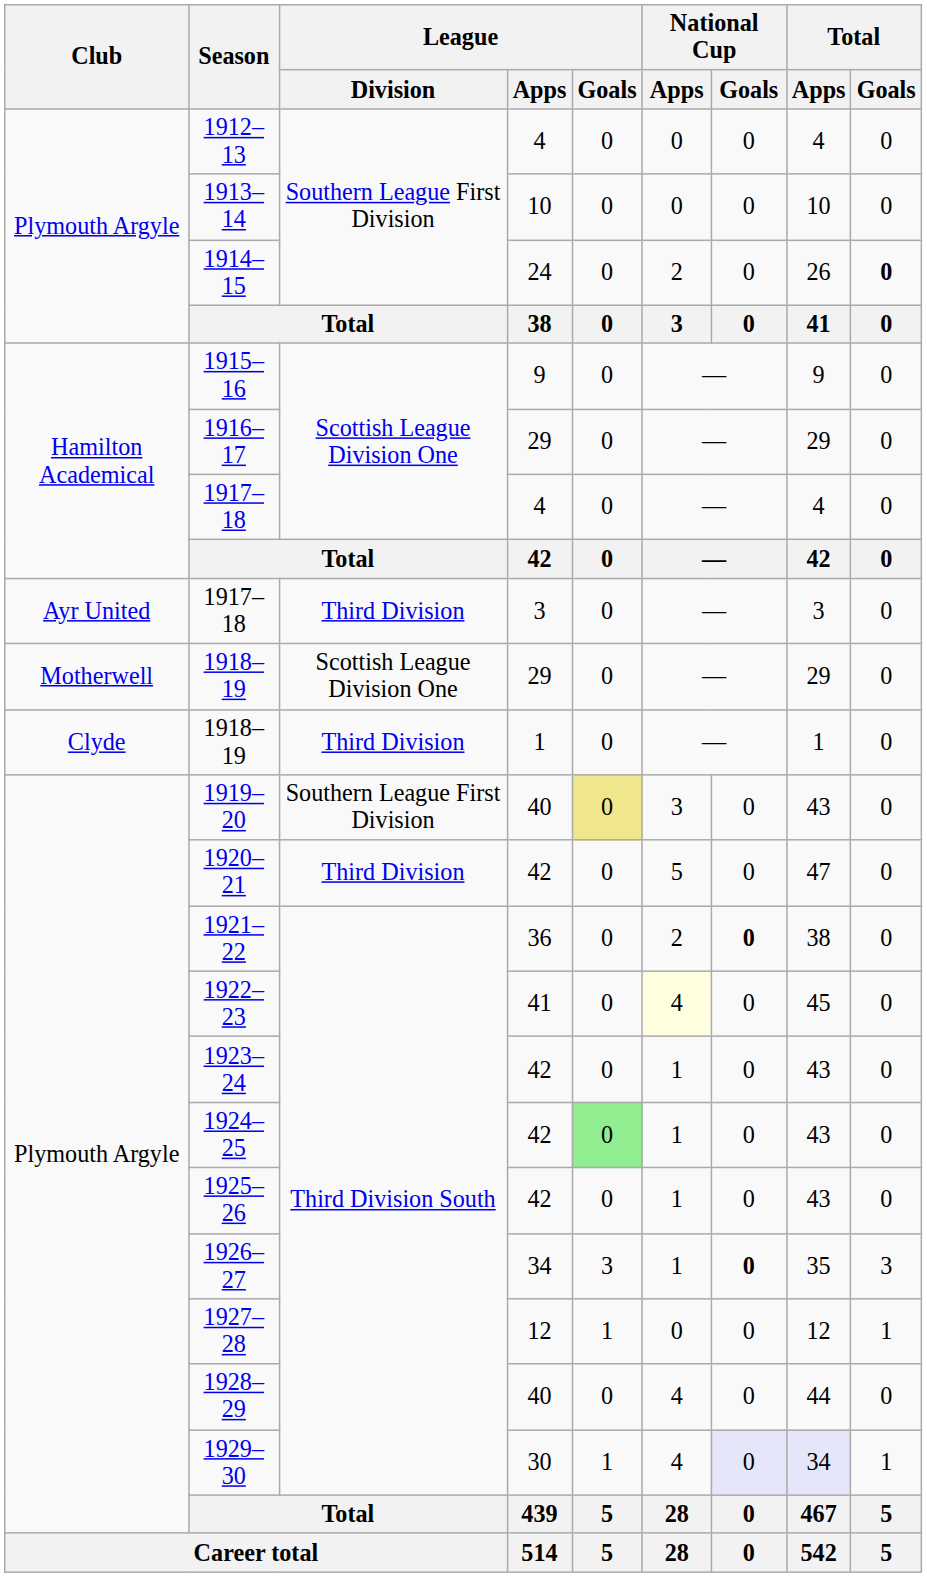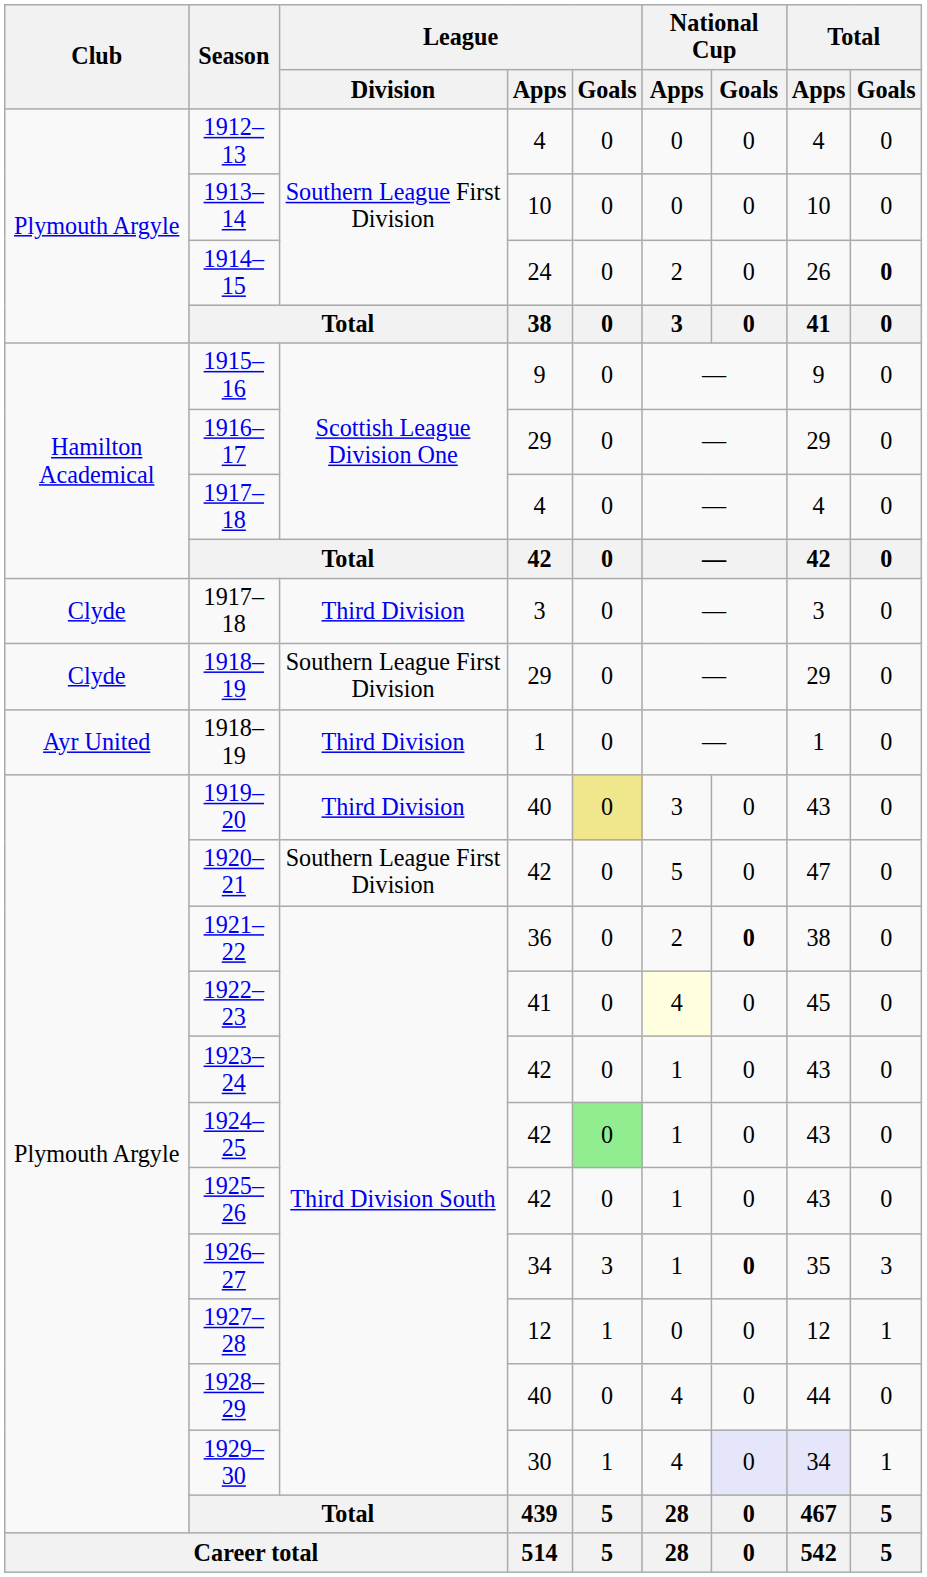(97, 610) Ayr United -> (97, 610) Clyde
(97, 676) Motherwell -> (97, 676) Clyde
(393, 676) Scottish League Division One -> (393, 676) Southern League First Division
(97, 741) Clyde -> (97, 741) Ayr United
(393, 807) Southern League First Division -> (393, 807) Third Division
(393, 872) Third Division -> (393, 872) Southern League First Division
